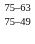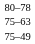+ row: (18, 7)
